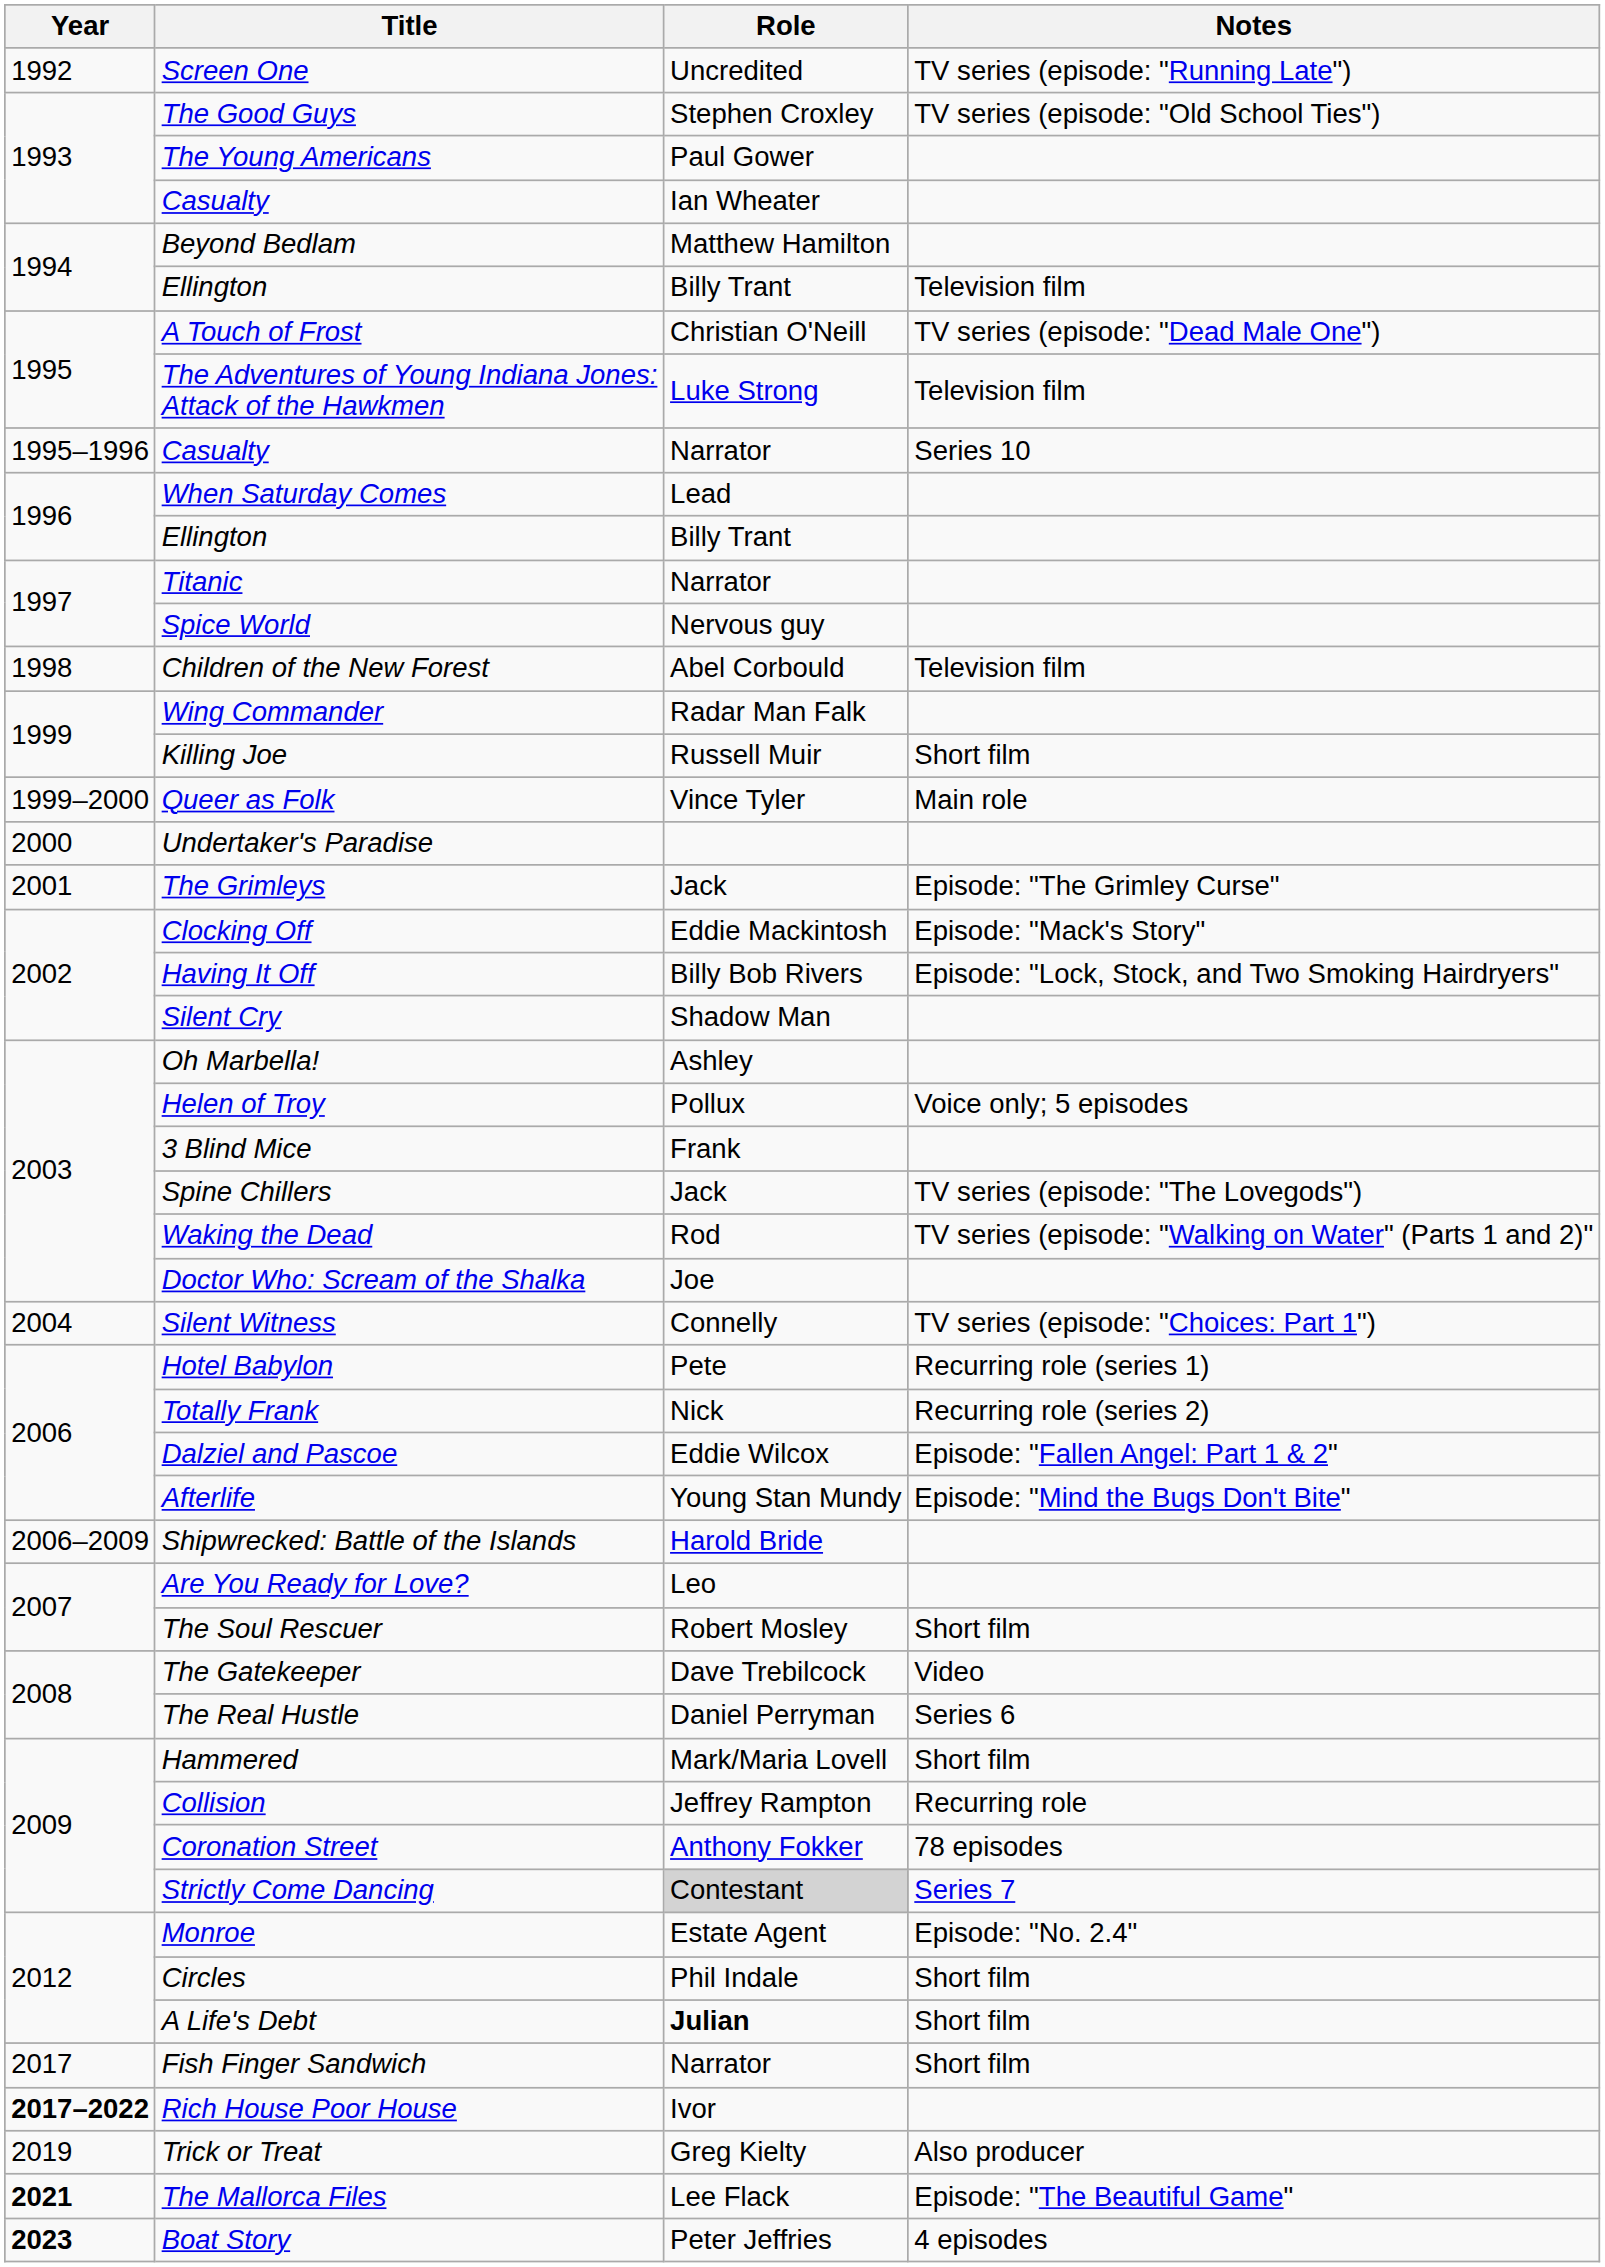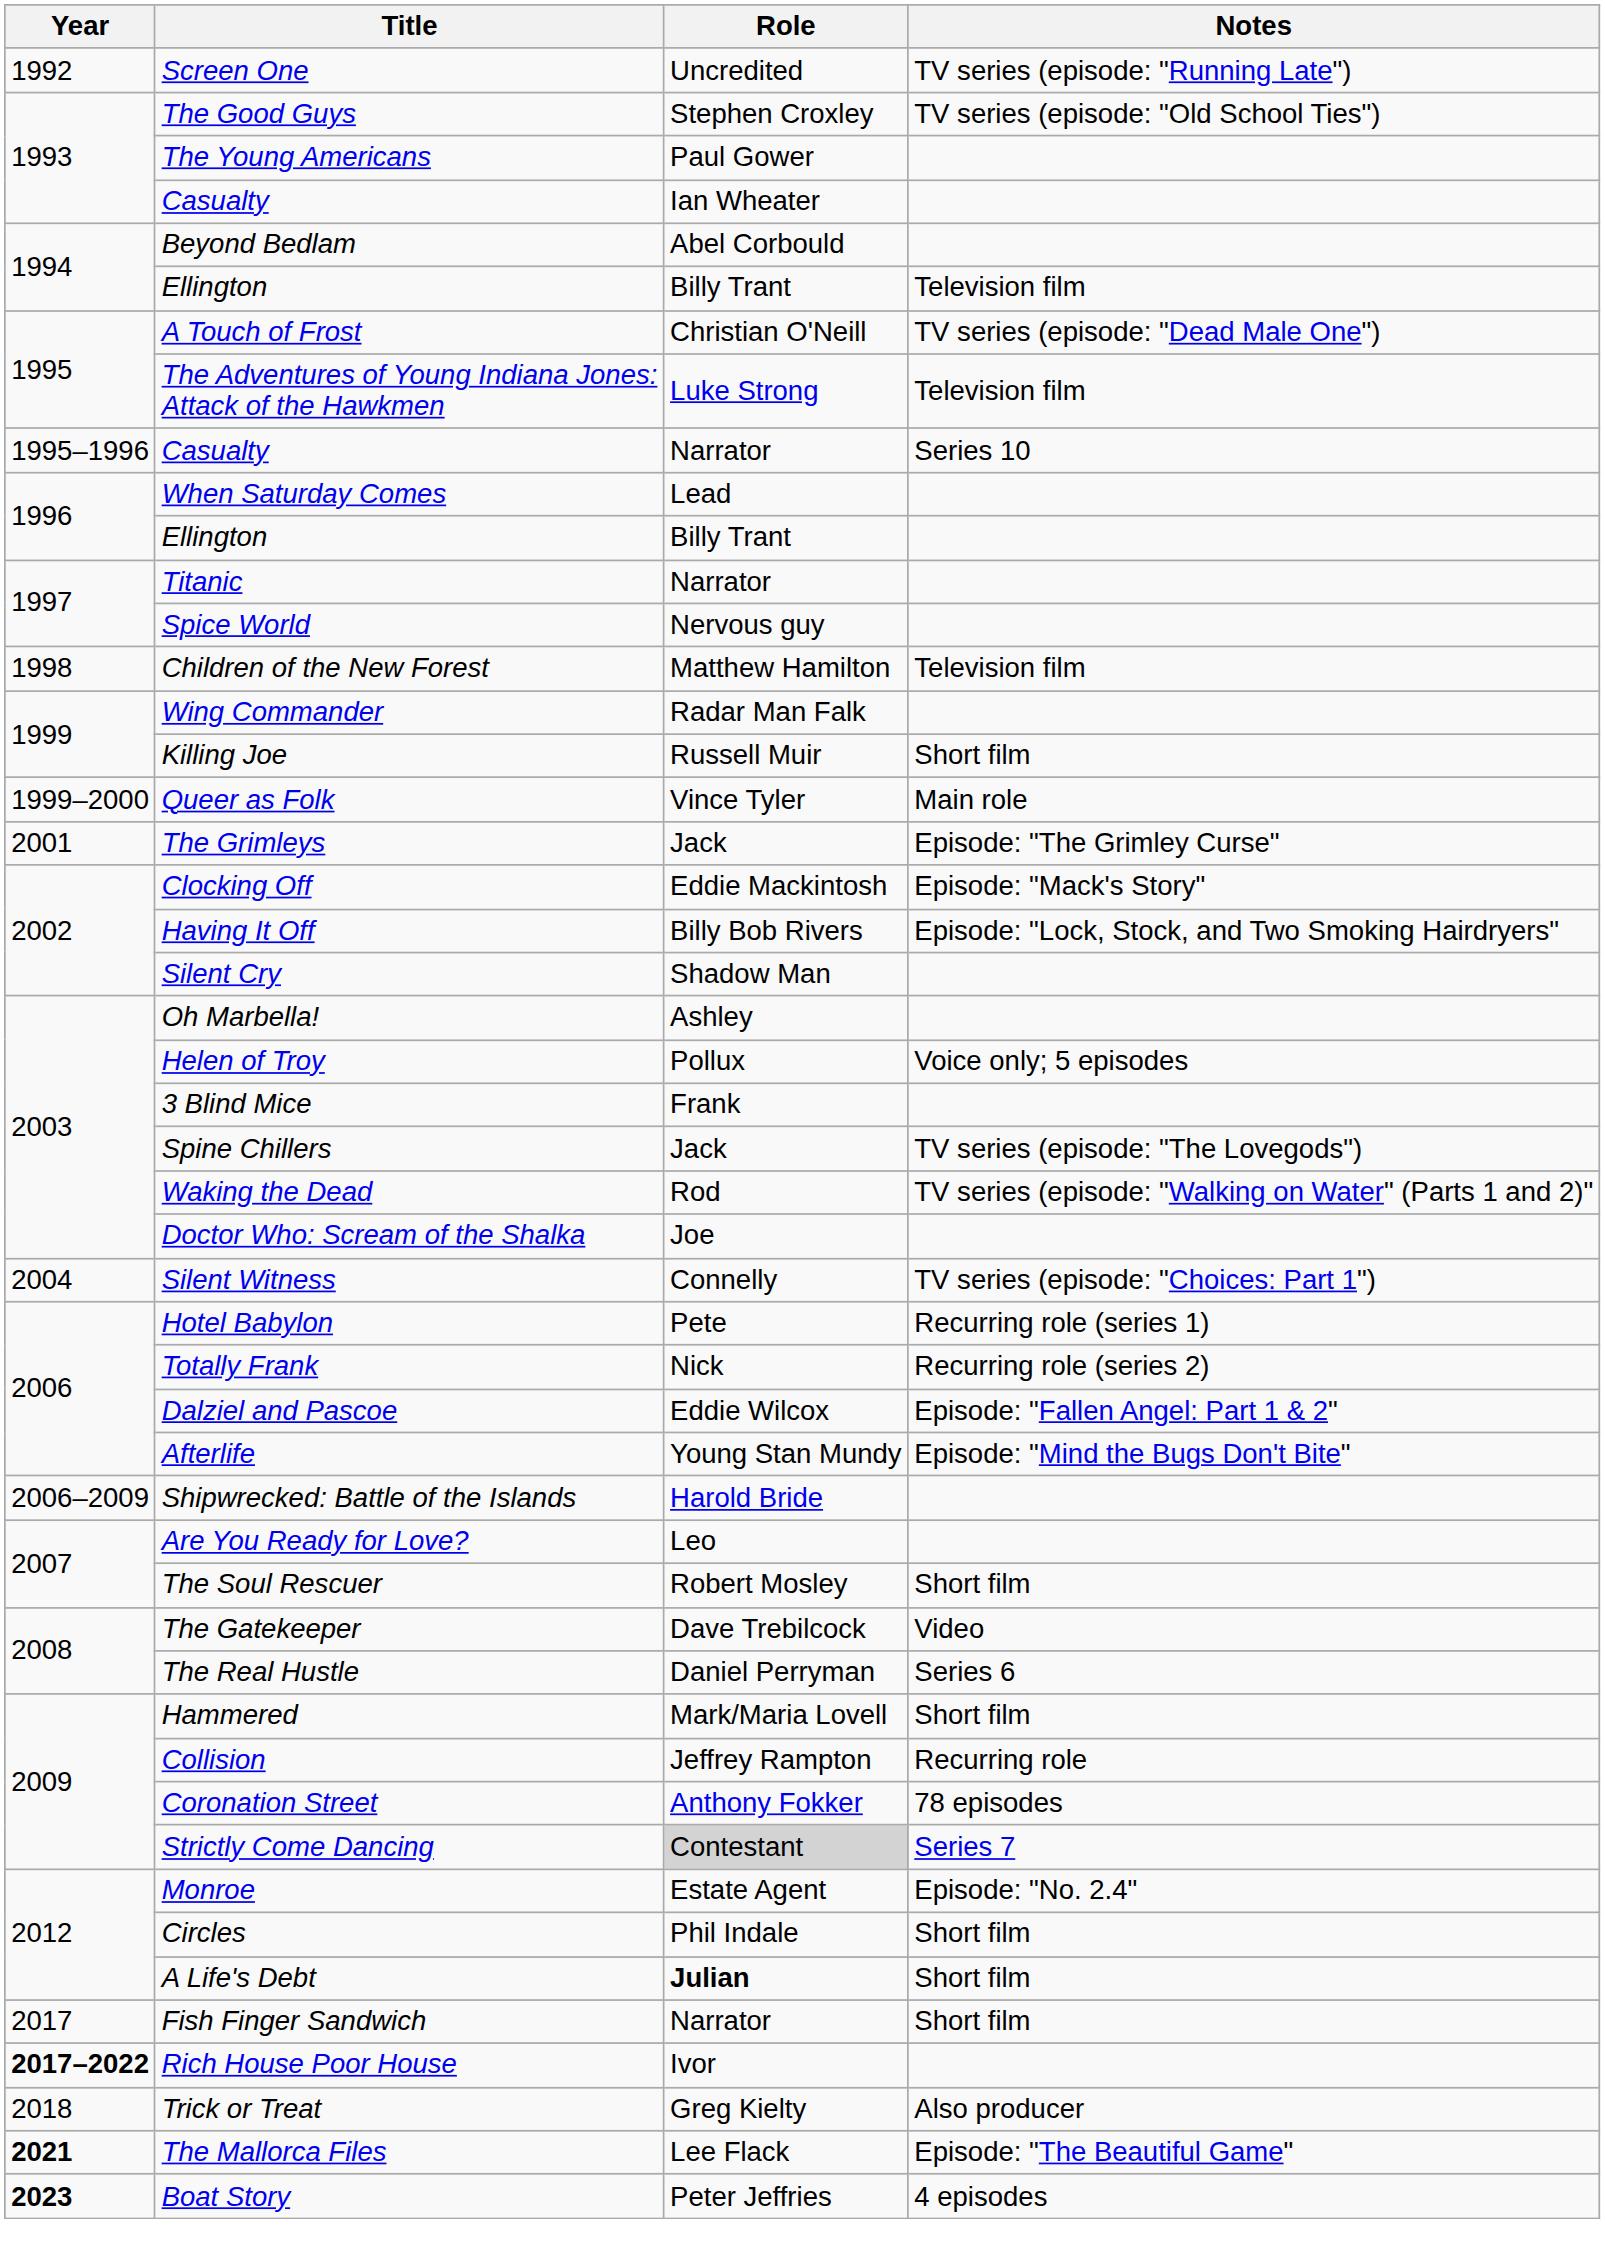(780, 244) Matthew Hamilton -> (757, 244) Abel Corbould
(757, 668) Abel Corbould -> (780, 668) Matthew Hamilton
- row: (297, 842)
(42, 2152) 2019 -> (42, 2108) 2018
